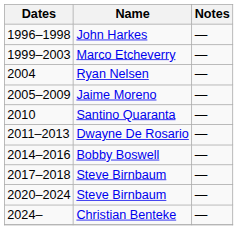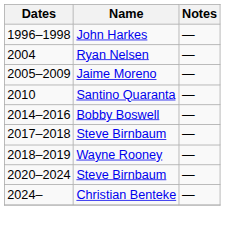- row: (39, 54)
- row: (38, 134)
+ row: (39, 154)
